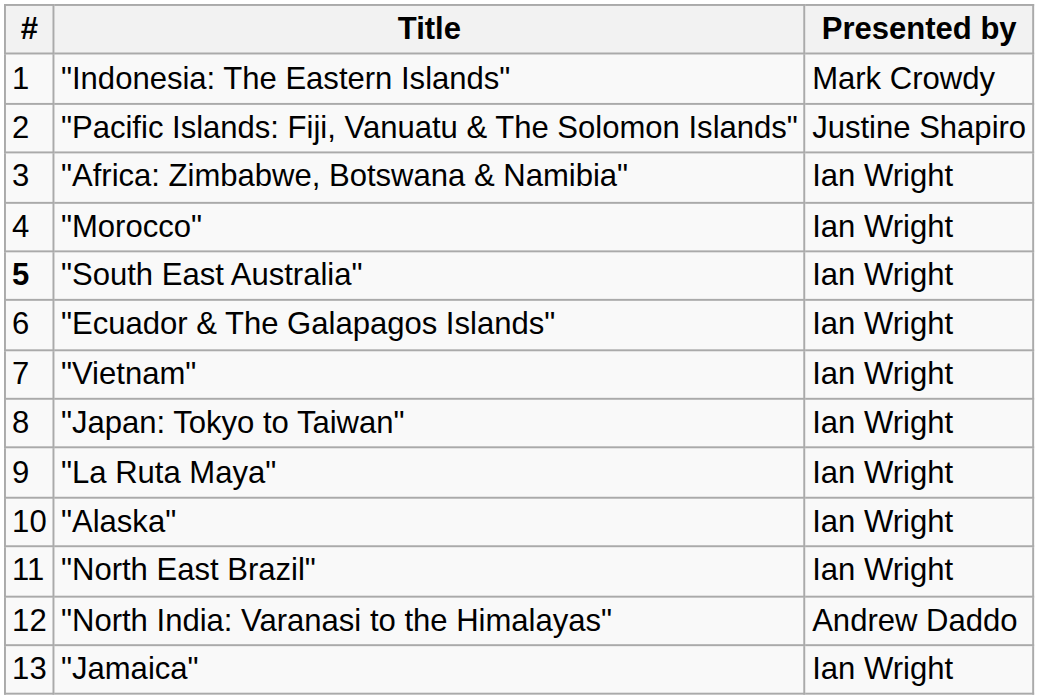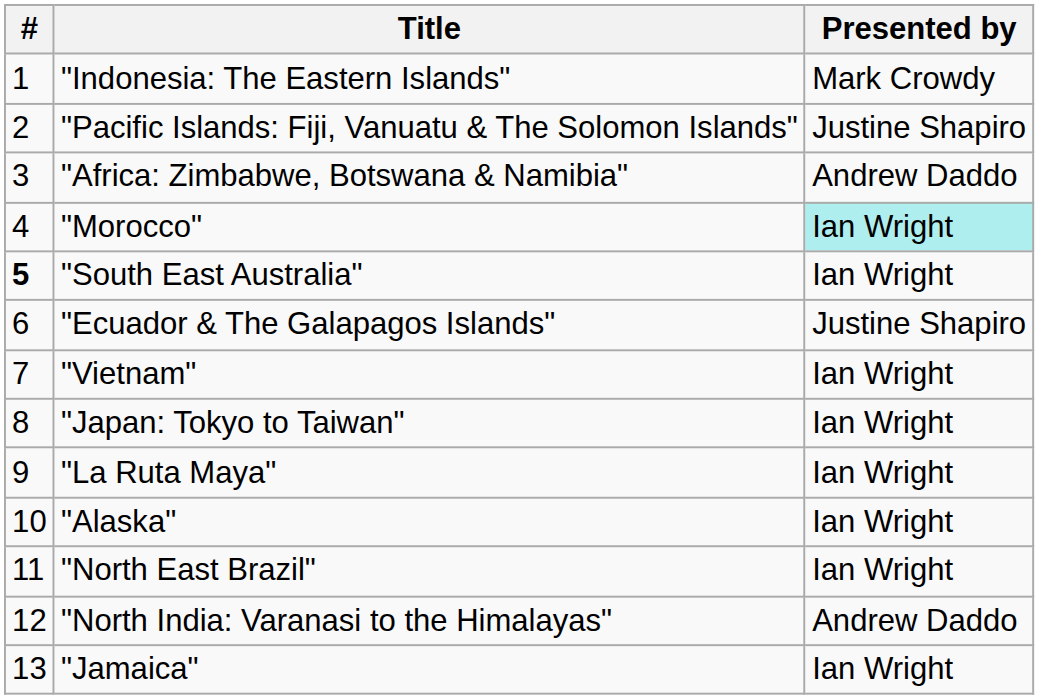(883, 176) Ian Wright -> (915, 176) Andrew Daddo
(883, 226) no background -> (883, 226) paleturquoise background
(883, 324) Ian Wright -> (919, 324) Justine Shapiro
